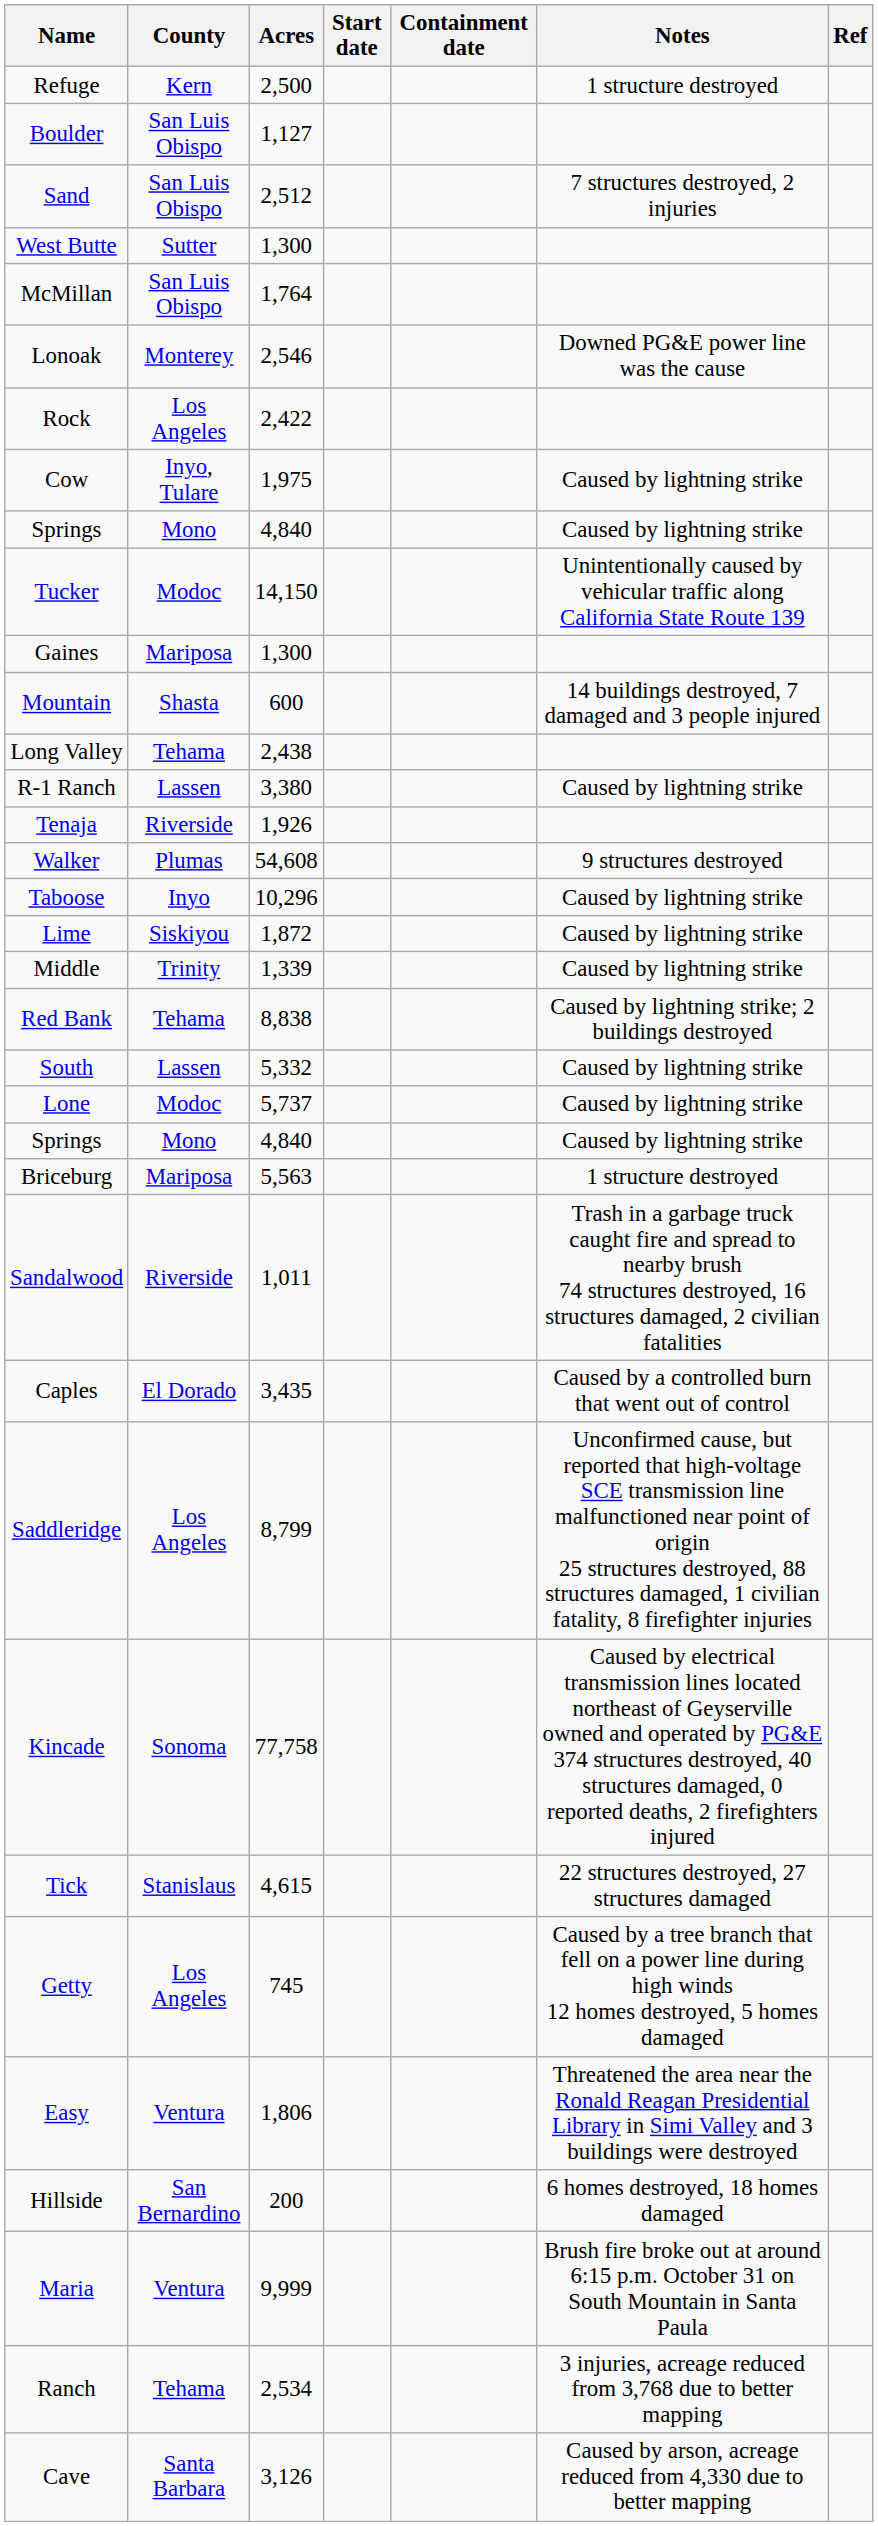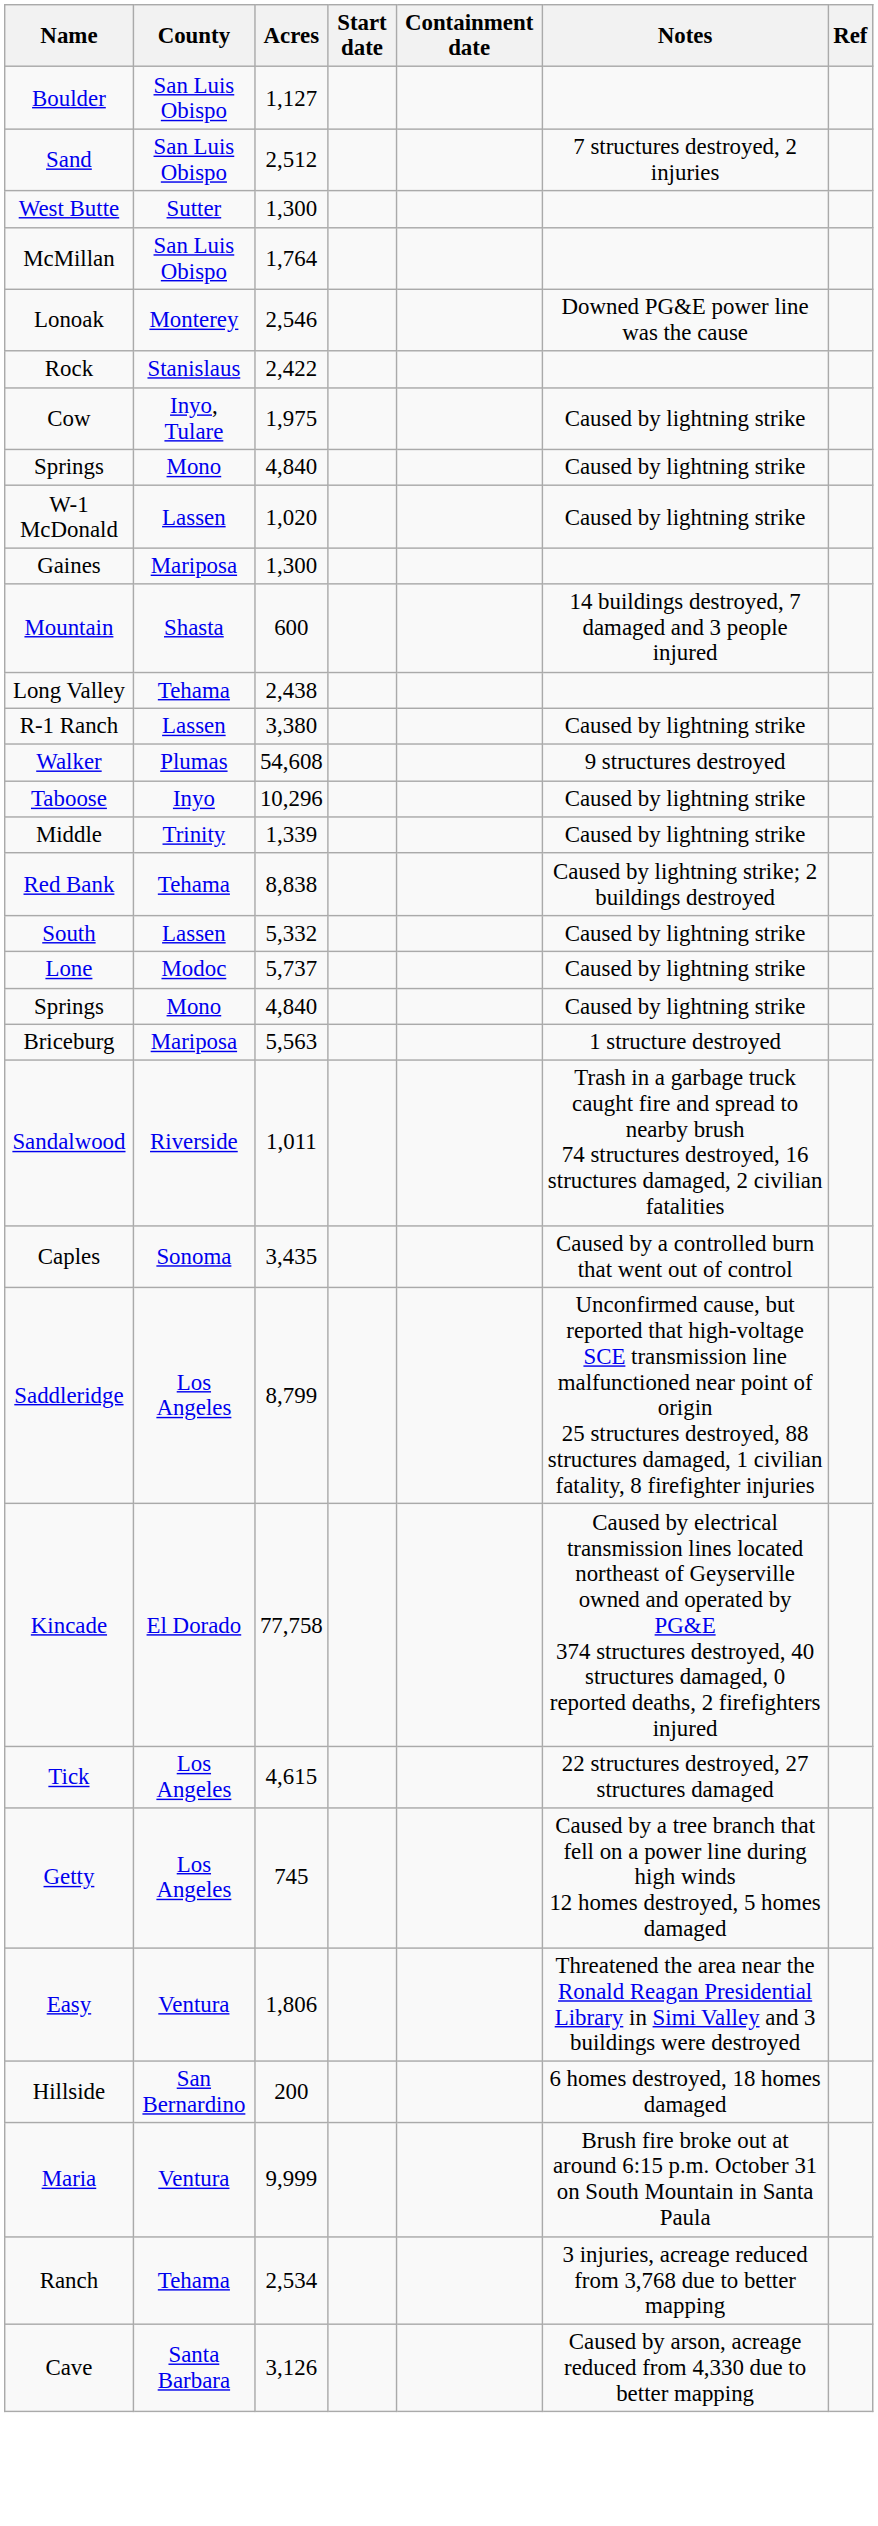- row: (67, 84)
(189, 418) Los Angeles -> (194, 369) Stanislaus
- row: (67, 591)
+ row: (69, 516)
- row: (67, 824)
- row: (67, 933)
(189, 1390) El Dorado -> (194, 1256) Sonoma
(189, 1746) Sonoma -> (194, 1624) El Dorado
(189, 1885) Stanislaus -> (194, 1776) Los Angeles
